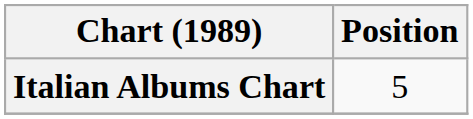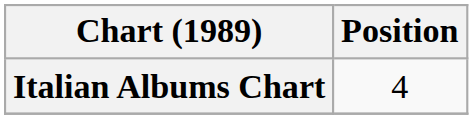(400, 85) 5 -> (400, 85) 4
